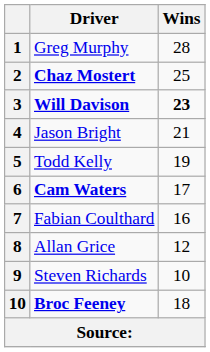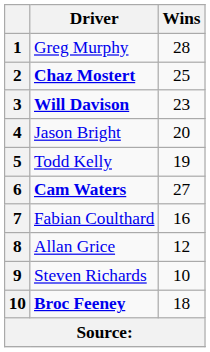(182, 104) bold -> (182, 104) normal
(182, 133) 21 -> (182, 133) 20
(182, 190) 17 -> (182, 190) 27
